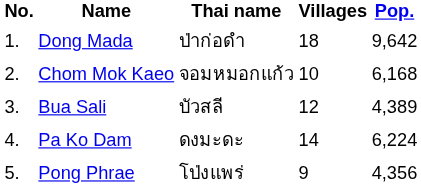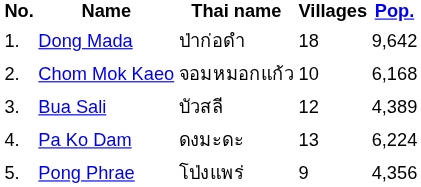(309, 139) 14 -> (309, 139) 13
